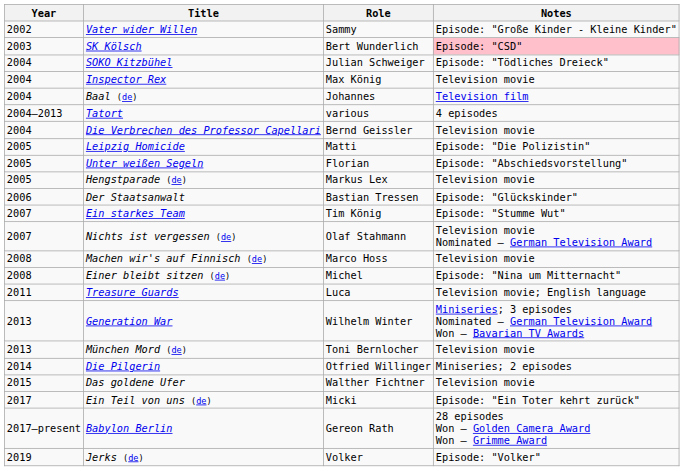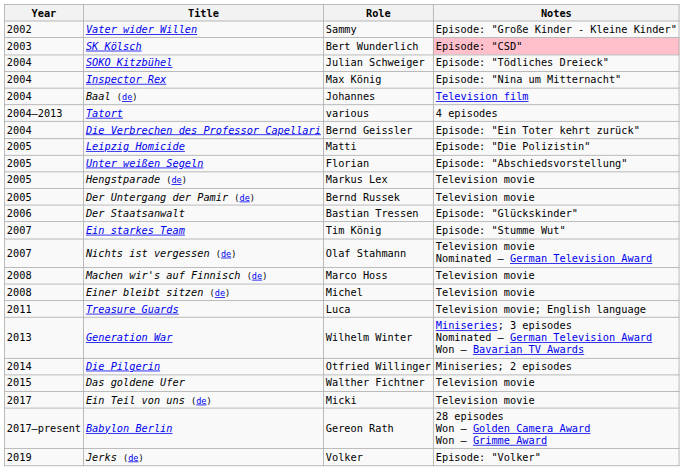(485, 80) Television movie -> (529, 80) Episode: "Nina um Mitternacht"
(485, 130) Television movie -> (538, 130) Episode: "Ein Toter kehrt zurück"
+ row: (170, 197)
(529, 276) Episode: "Nina um Mitternacht" -> (485, 292) Television movie
- row: (136, 350)
(538, 400) Episode: "Ein Toter kehrt zurück" -> (485, 400) Television movie
